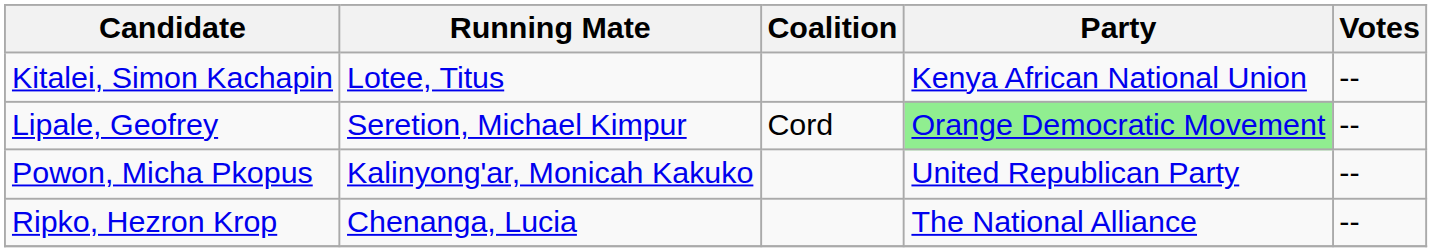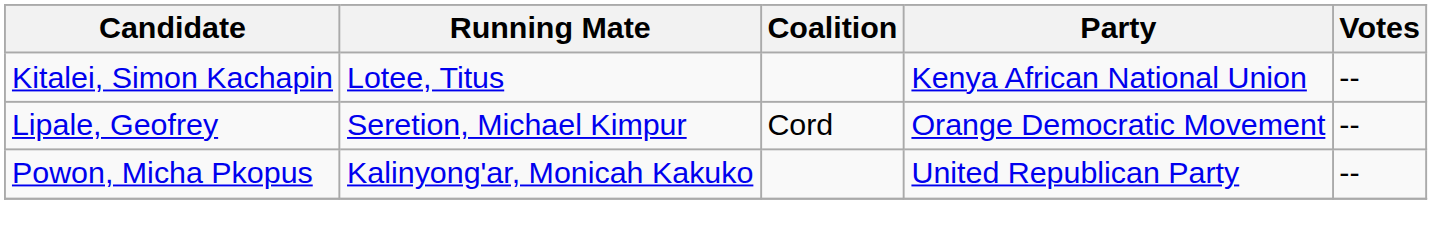(1118, 125) lightgreen background -> (1118, 125) no background
- row: (145, 221)
